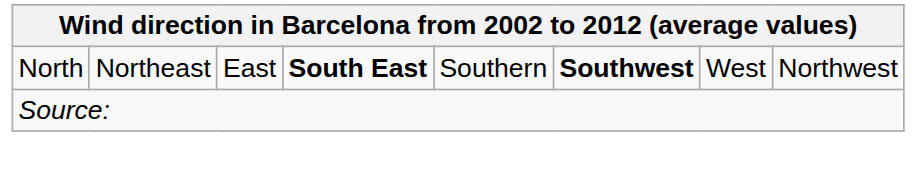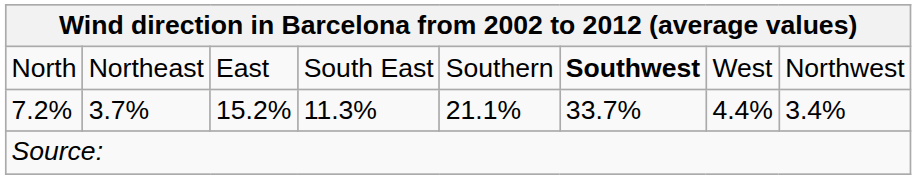(358, 67) bold -> (369, 67) normal
+ row: (42, 109)
